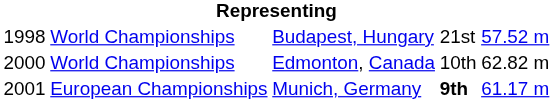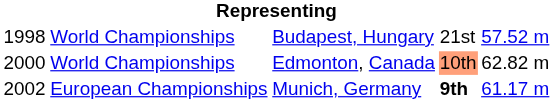(458, 62) no background -> (458, 62) lightsalmon background
(25, 88) 2001 -> (25, 88) 2002
